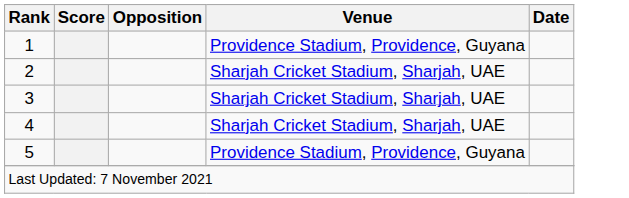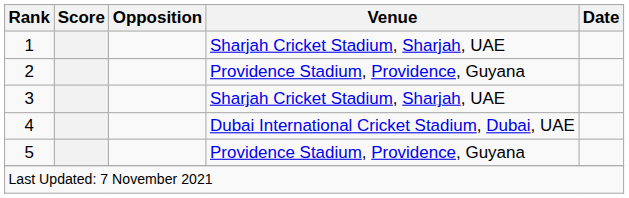(367, 44) Providence Stadium, Providence, Guyana -> (358, 44) Sharjah Cricket Stadium, Sharjah, UAE
(358, 71) Sharjah Cricket Stadium, Sharjah, UAE -> (367, 71) Providence Stadium, Providence, Guyana
(358, 125) Sharjah Cricket Stadium, Sharjah, UAE -> (392, 125) Dubai International Cricket Stadium, Dubai, UAE
